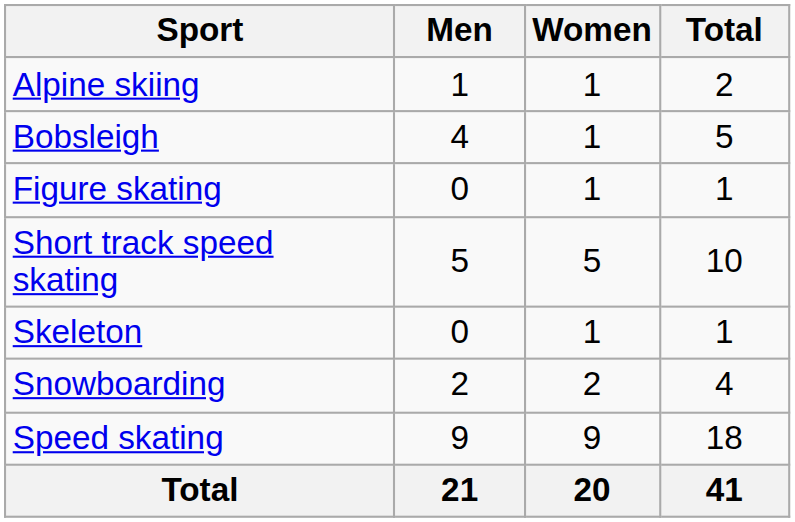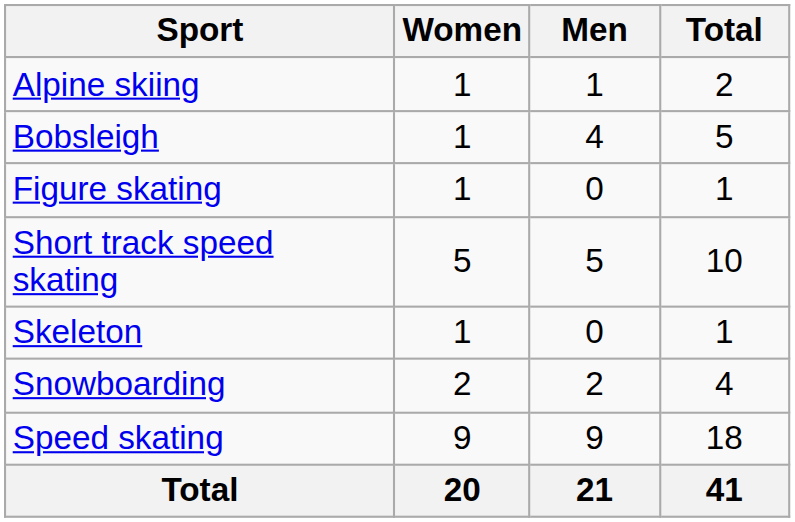columns swapped: (460, 30) <-> (592, 30)
